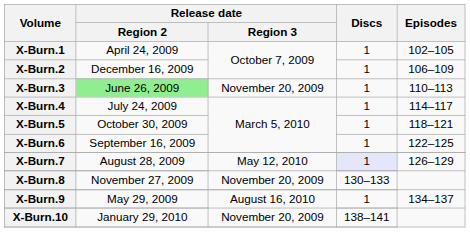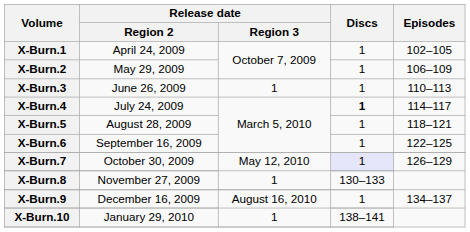(142, 69) December 16, 2009 -> (149, 69) May 29, 2009
(142, 87) lightgreen background -> (149, 87) no background
(272, 87) November 20, 2009 -> (274, 87) 1
(367, 106) normal -> (362, 106) bold
(142, 124) October 30, 2009 -> (149, 124) August 28, 2009
(142, 161) August 28, 2009 -> (149, 161) October 30, 2009
(272, 180) November 20, 2009 -> (274, 180) 1
(142, 198) May 29, 2009 -> (149, 198) December 16, 2009
(272, 217) November 20, 2009 -> (274, 217) 1
